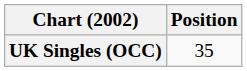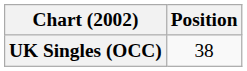(204, 50) 35 -> (204, 50) 38
